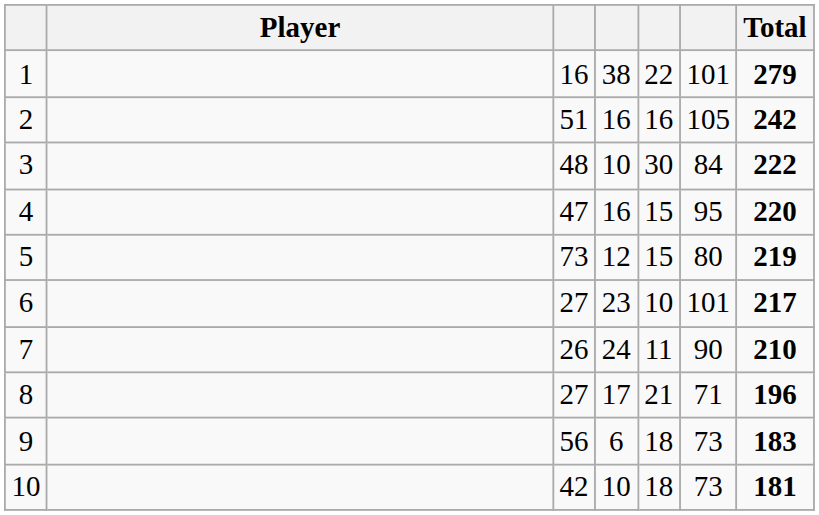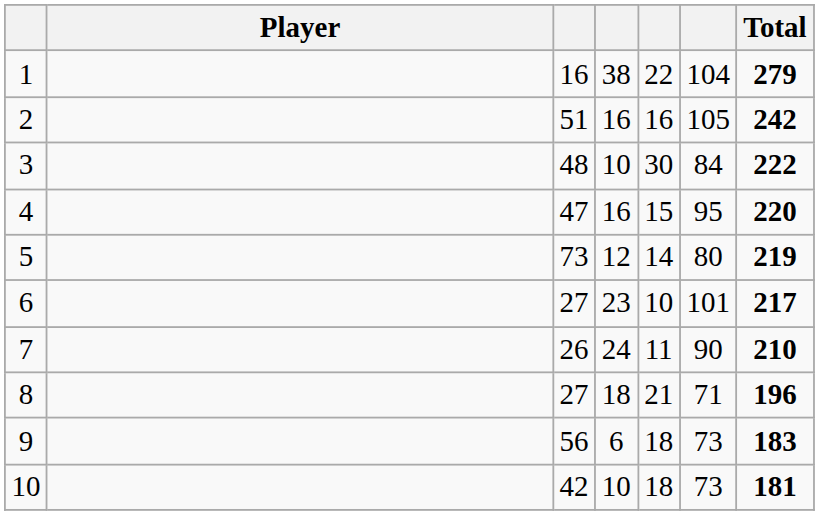(708, 73) 101 -> (708, 73) 104
(659, 257) 15 -> (659, 257) 14
(616, 394) 17 -> (616, 394) 18
